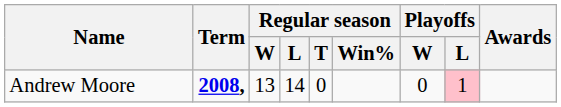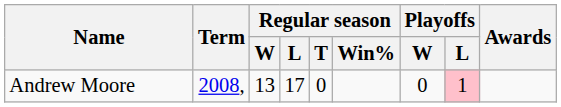(221, 85) bold -> (221, 85) normal
(295, 85) 14 -> (295, 85) 17
